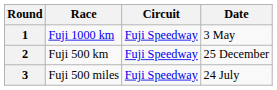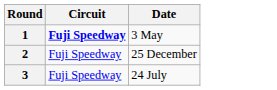- column: (84, 14)
(161, 35) normal -> (87, 35) bold
